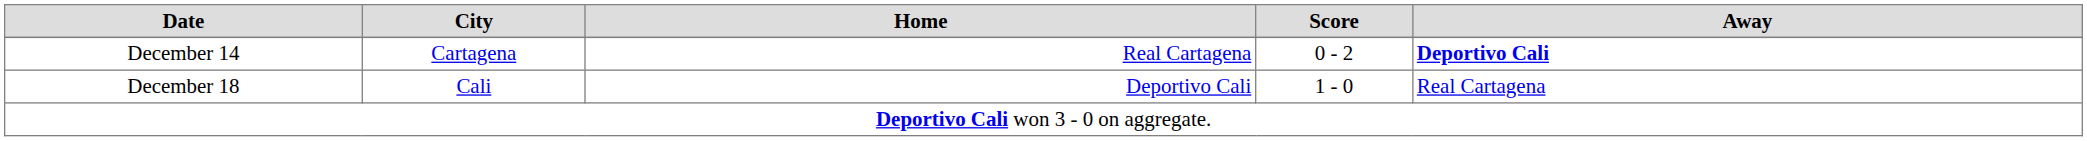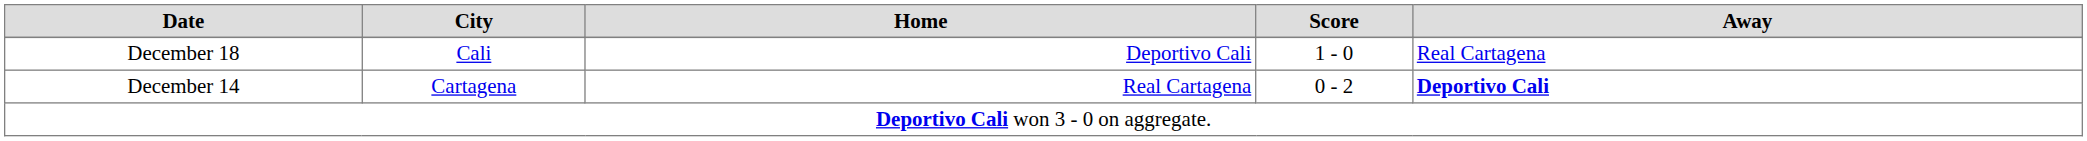rows swapped: (183, 53) <-> (183, 86)
